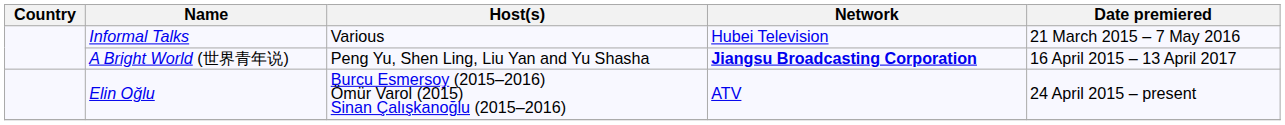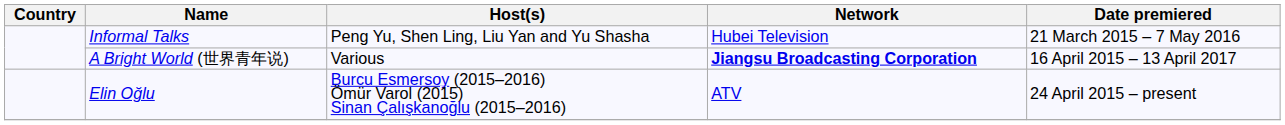(358, 36) Various -> (490, 36) Peng Yu, Shen Ling, Liu Yan and Yu Shasha
(490, 58) Peng Yu, Shen Ling, Liu Yan and Yu Shasha -> (358, 58) Various
